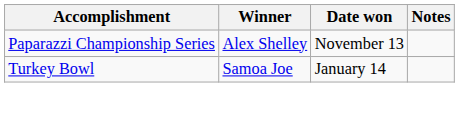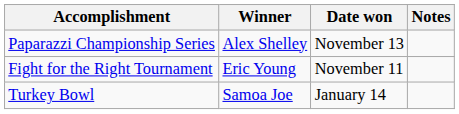+ row: (110, 69)
